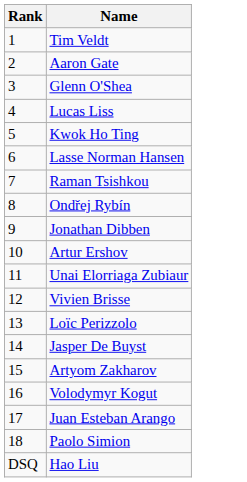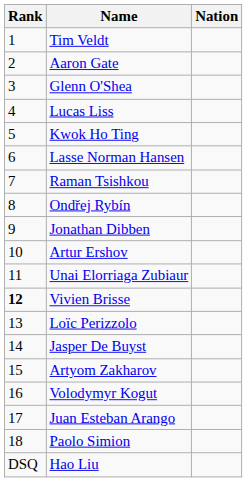+ column: (217, 16)
(15, 299) normal -> (15, 299) bold
